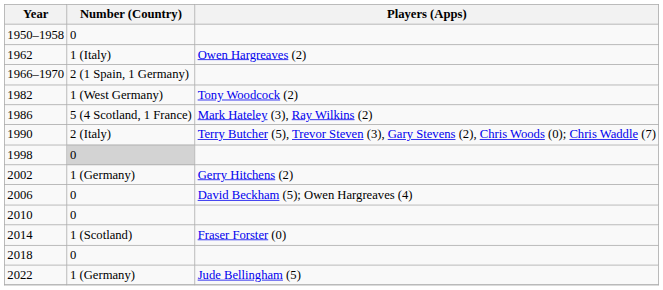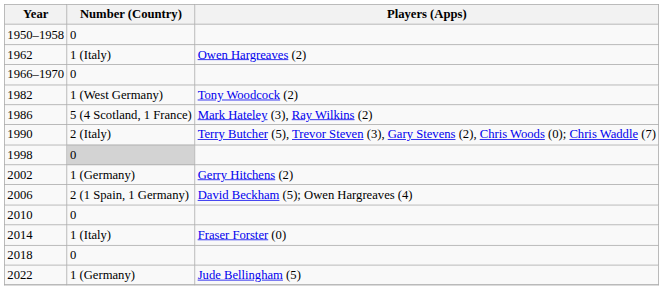(130, 74) 2 (1 Spain, 1 Germany) -> (73, 74) 0
(73, 194) 0 -> (130, 194) 2 (1 Spain, 1 Germany)
(101, 235) 1 (Scotland) -> (91, 235) 1 (Italy)
